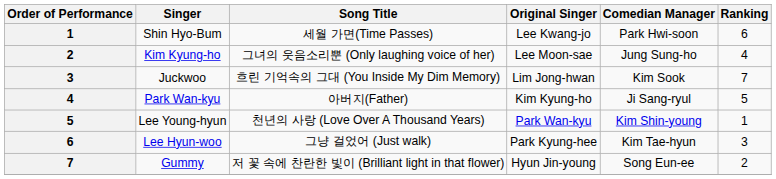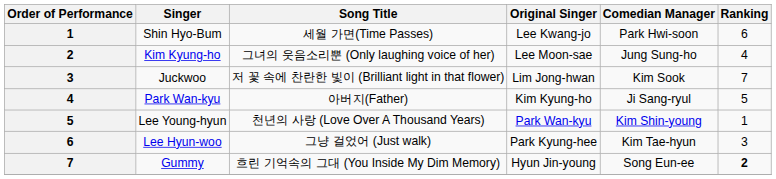(368, 77) 흐린 기억속의 그대 (You Inside My Dim Memory) -> (368, 77) 저 꽃 속에 찬란한 빛이 (Brilliant light in that flower)
(368, 163) 저 꽃 속에 찬란한 빛이 (Brilliant light in that flower) -> (368, 163) 흐린 기억속의 그대 (You Inside My Dim Memory)
(744, 163) normal -> (744, 163) bold
